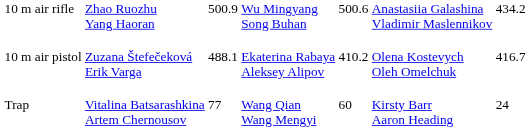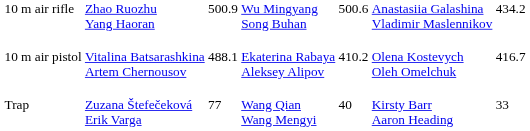(139, 64) Zuzana Štefečeková Erik Varga -> (145, 64) Vitalina Batsarashkina Artem Chernousov
(145, 112) Vitalina Batsarashkina Artem Chernousov -> (139, 112) Zuzana Štefečeková Erik Varga
(345, 105) 60 -> (345, 105) 40
(502, 105) 24 -> (502, 105) 33
